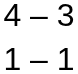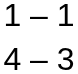rows swapped: (39, 59) <-> (39, 15)
